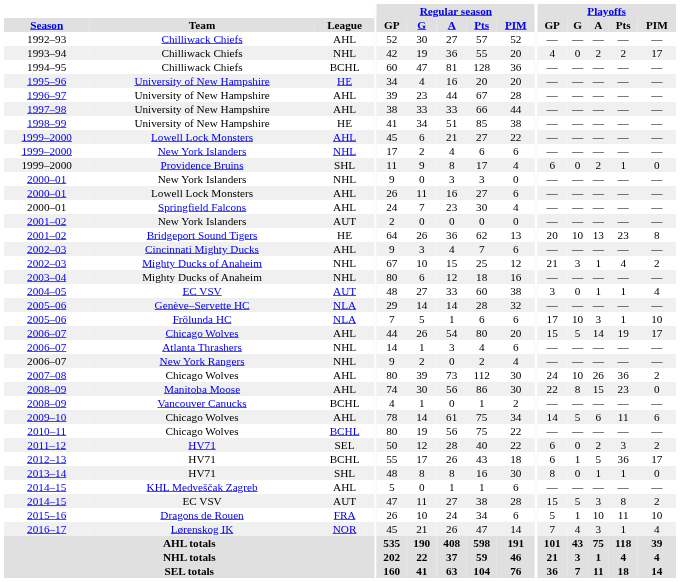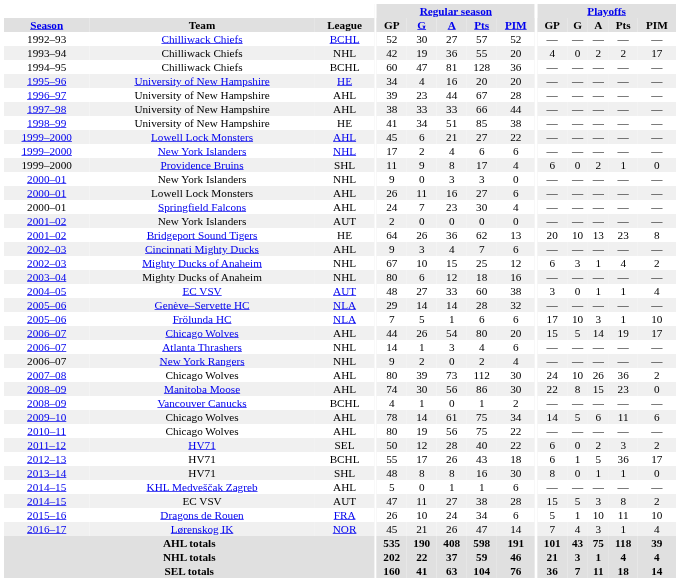(345, 39) AHL -> (345, 39) BCHL
(552, 263) 21 -> (552, 263) 6
(345, 431) BCHL -> (345, 431) AHL
